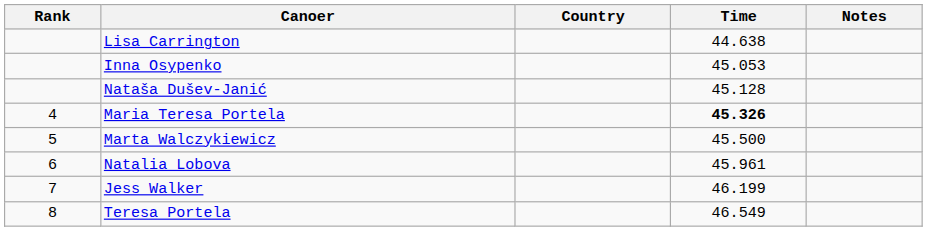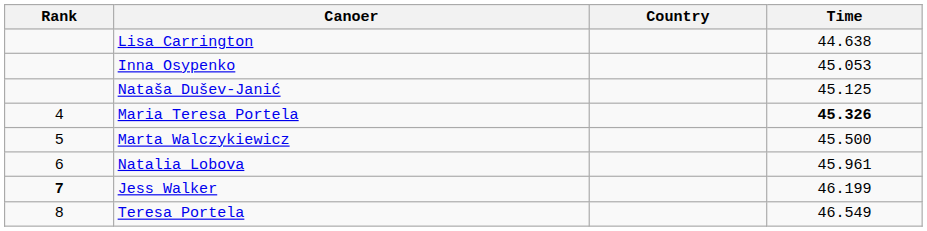- column: (864, 17)
(739, 91) 45.128 -> (845, 91) 45.125
(52, 189) normal -> (59, 189) bold
